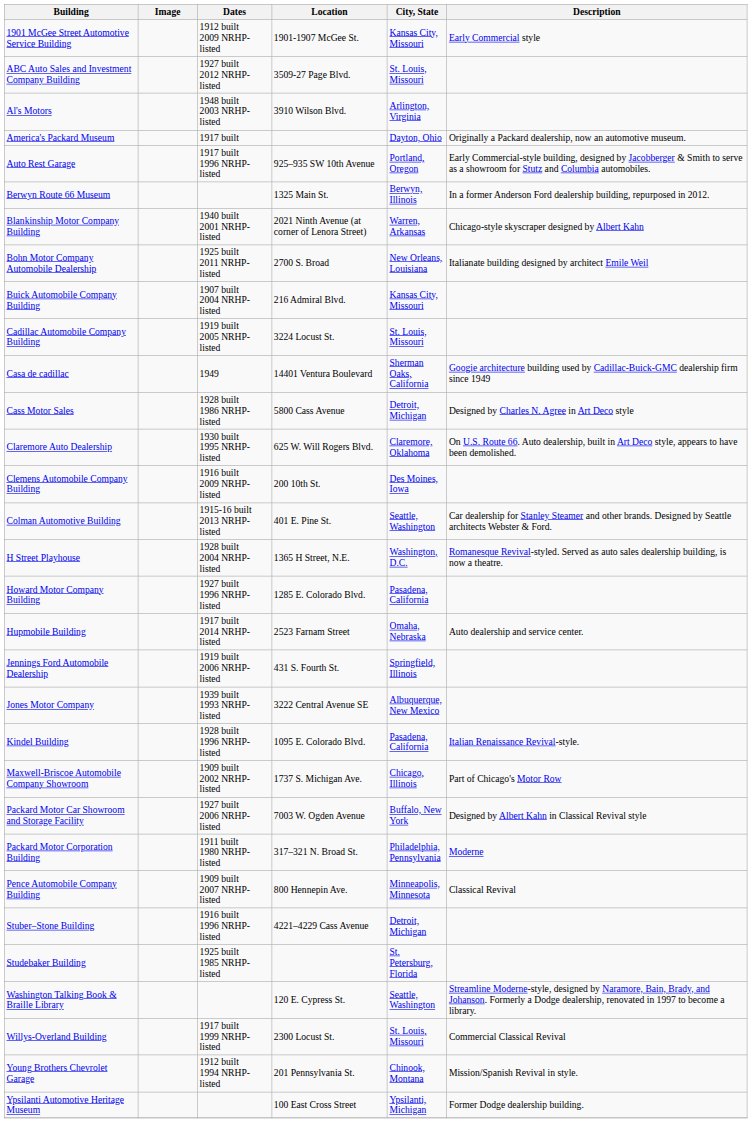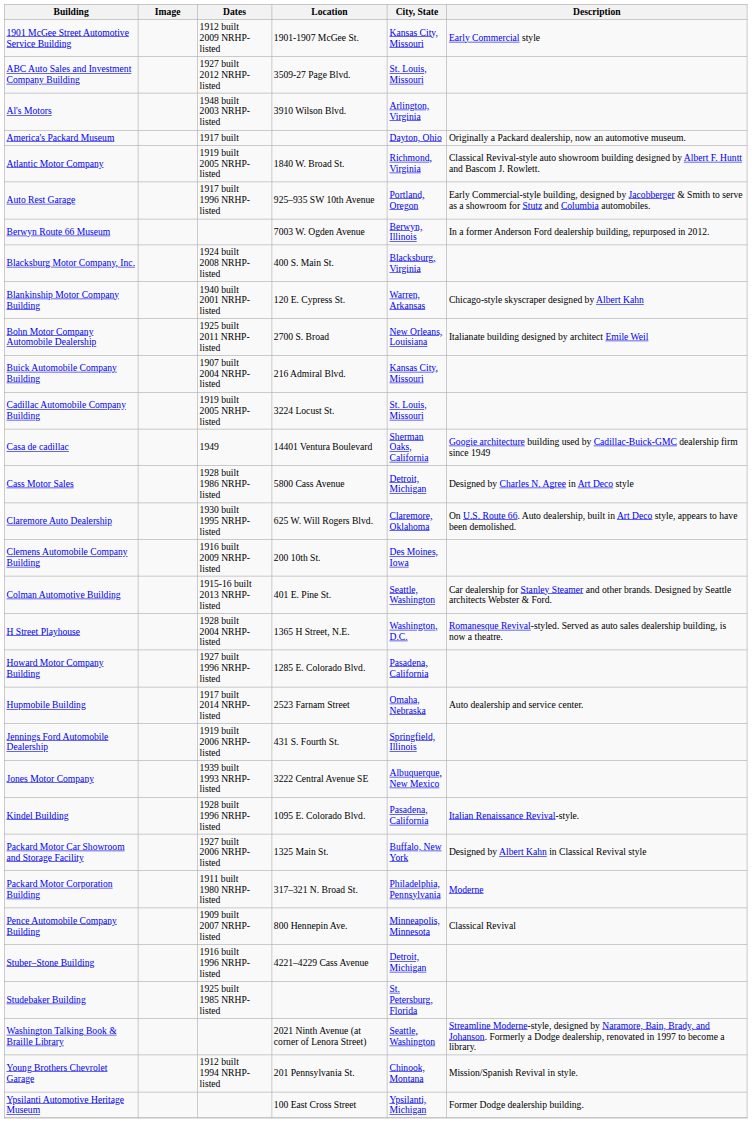+ row: (55, 163)
(301, 195) 1325 Main St. -> (319, 232) 7003 W. Ogden Avenue
+ row: (71, 263)
(320, 226) 2021 Ninth Avenue (at corner of Lenora Street) -> (309, 300) 120 E. Cypress St.
- row: (64, 779)
(319, 815) 7003 W. Ogden Avenue -> (301, 852) 1325 Main St.
(309, 1000) 120 E. Cypress St. -> (320, 1036) 2021 Ninth Avenue (at corner of Lenora Street)
- row: (57, 1036)
